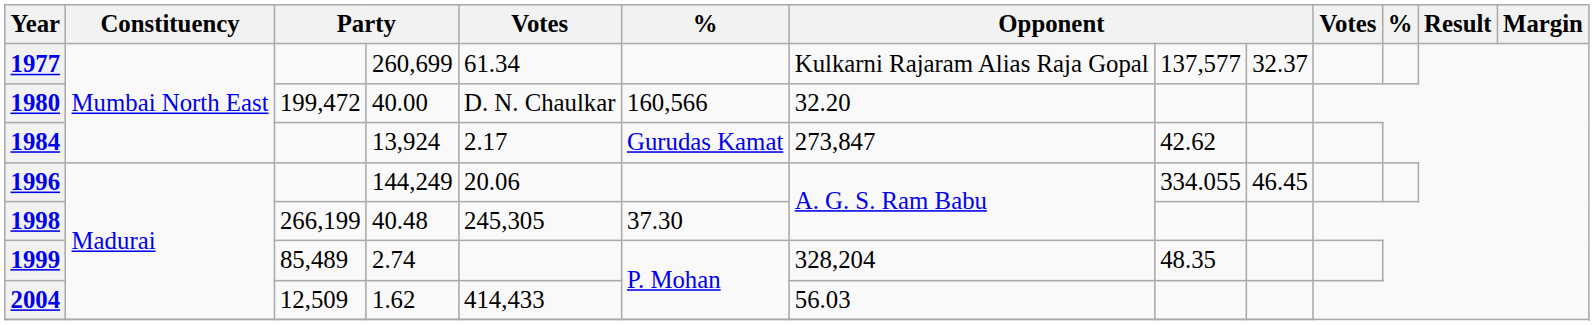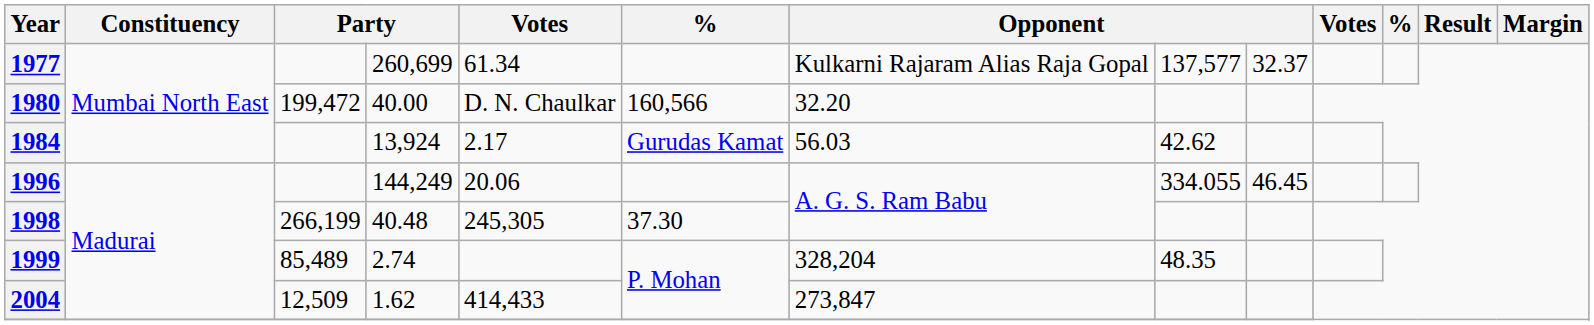(835, 142) 273,847 -> (823, 142) 56.03
(823, 299) 56.03 -> (835, 299) 273,847
